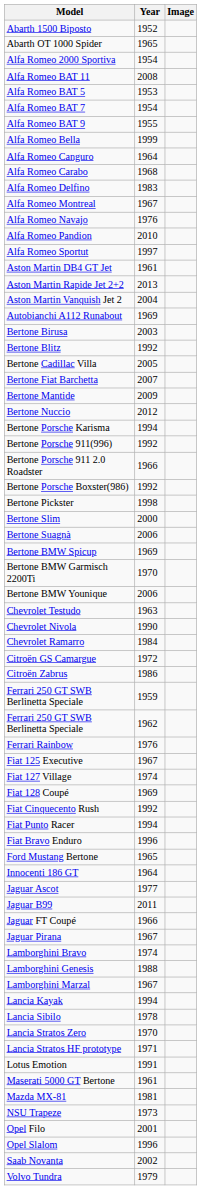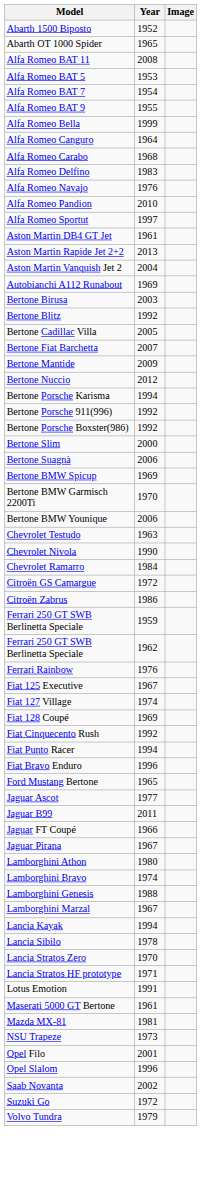- row: (61, 60)
- row: (51, 204)
- row: (56, 465)
- row: (40, 503)
- row: (42, 873)
+ row: (46, 861)
+ row: (28, 1101)
